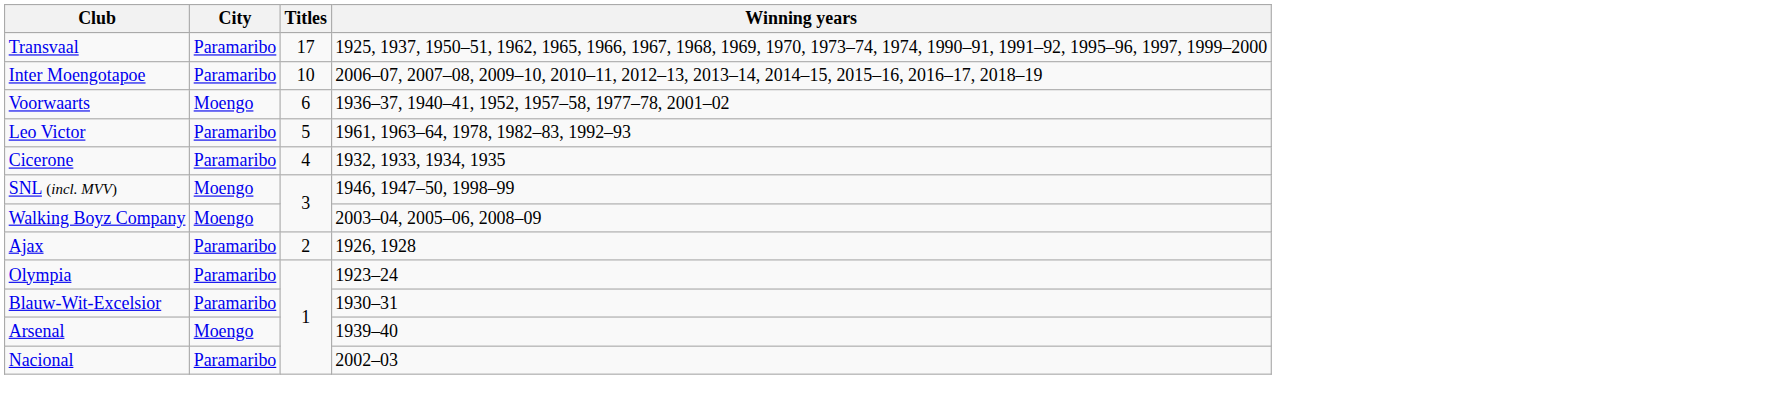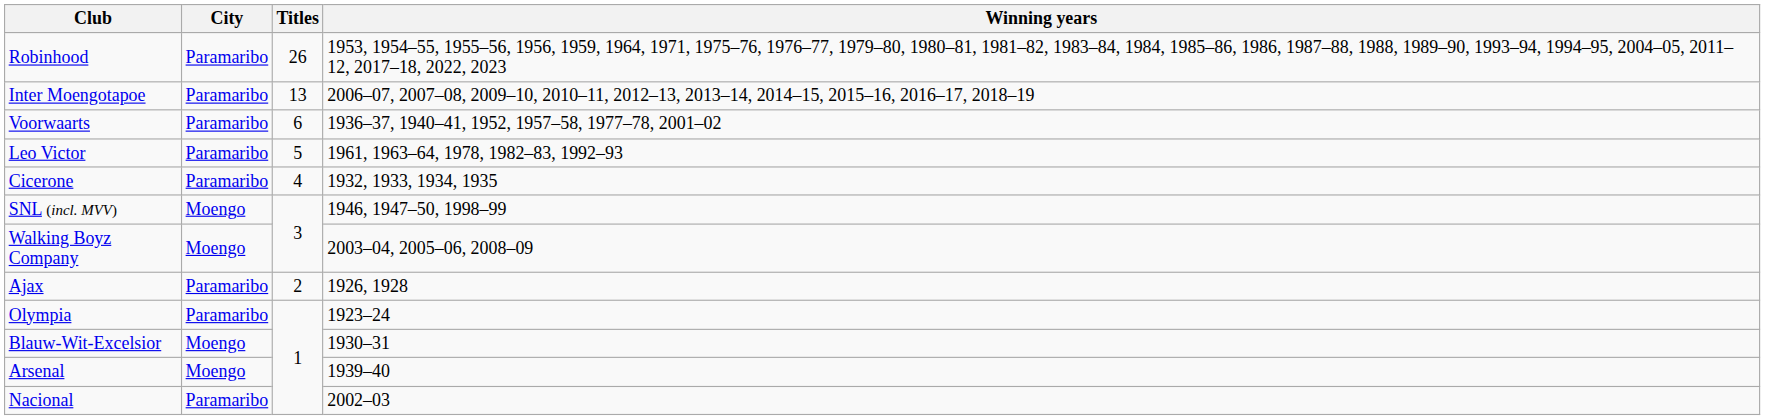+ row: (49, 57)
- row: (44, 47)
(306, 75) 10 -> (298, 95) 13
(224, 103) Moengo -> (227, 124) Paramaribo
(235, 302) Paramaribo -> (215, 343) Moengo
